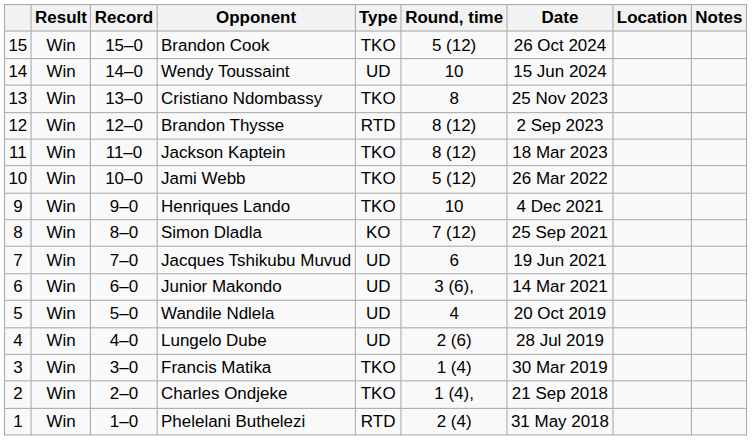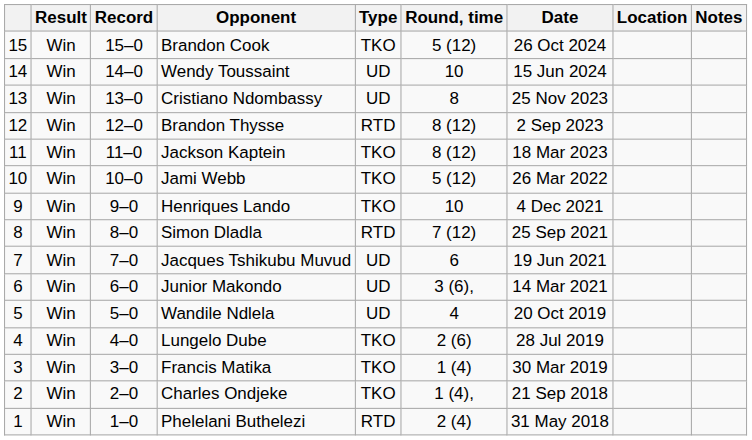(378, 98) TKO -> (378, 98) UD
(378, 233) KO -> (378, 233) RTD
(378, 340) UD -> (378, 340) TKO
